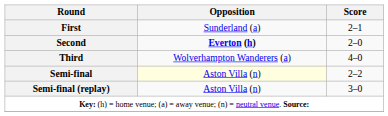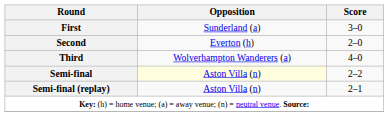(355, 27) 2–1 -> (355, 27) 3–0
(232, 43) bold -> (232, 43) normal
(355, 88) 3–0 -> (355, 88) 2–1
